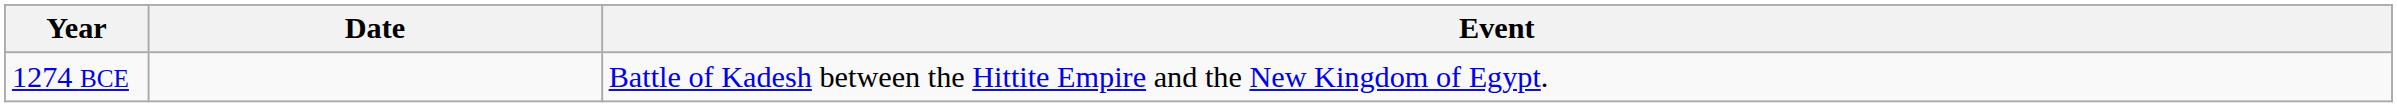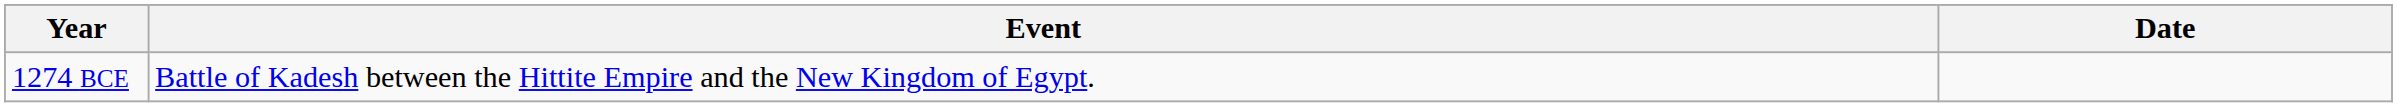columns swapped: (375, 28) <-> (1497, 28)
